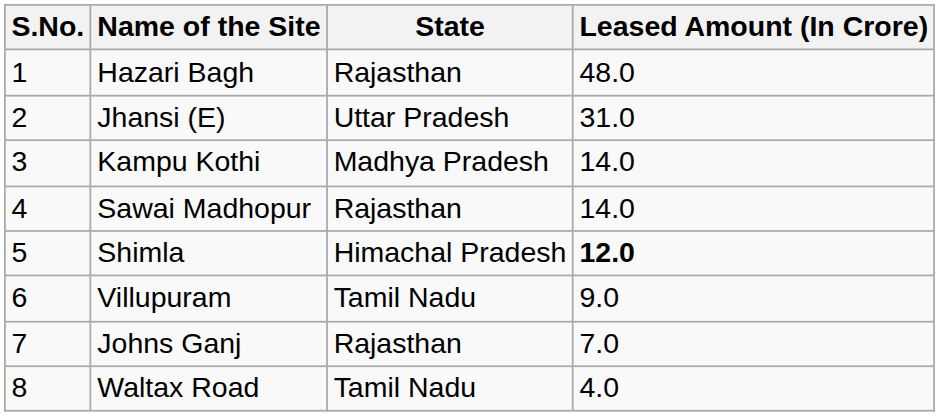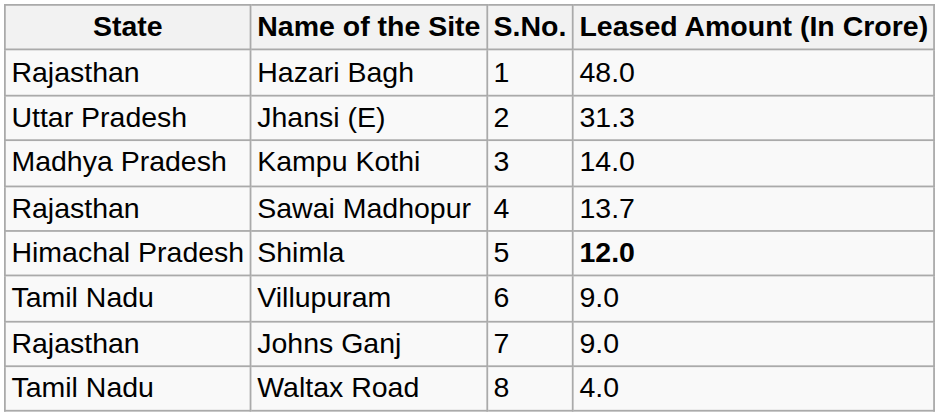columns swapped: (48, 27) <-> (450, 27)
(607, 117) 31.0 -> (607, 117) 31.3
(607, 207) 14.0 -> (607, 207) 13.7
(599, 343) 7.0 -> (599, 343) 9.0
